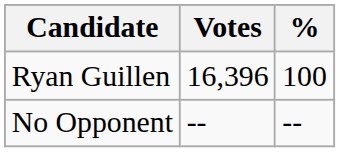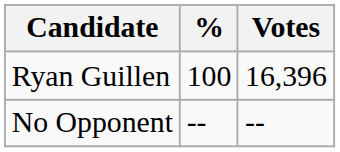columns swapped: (228, 28) <-> (305, 28)
